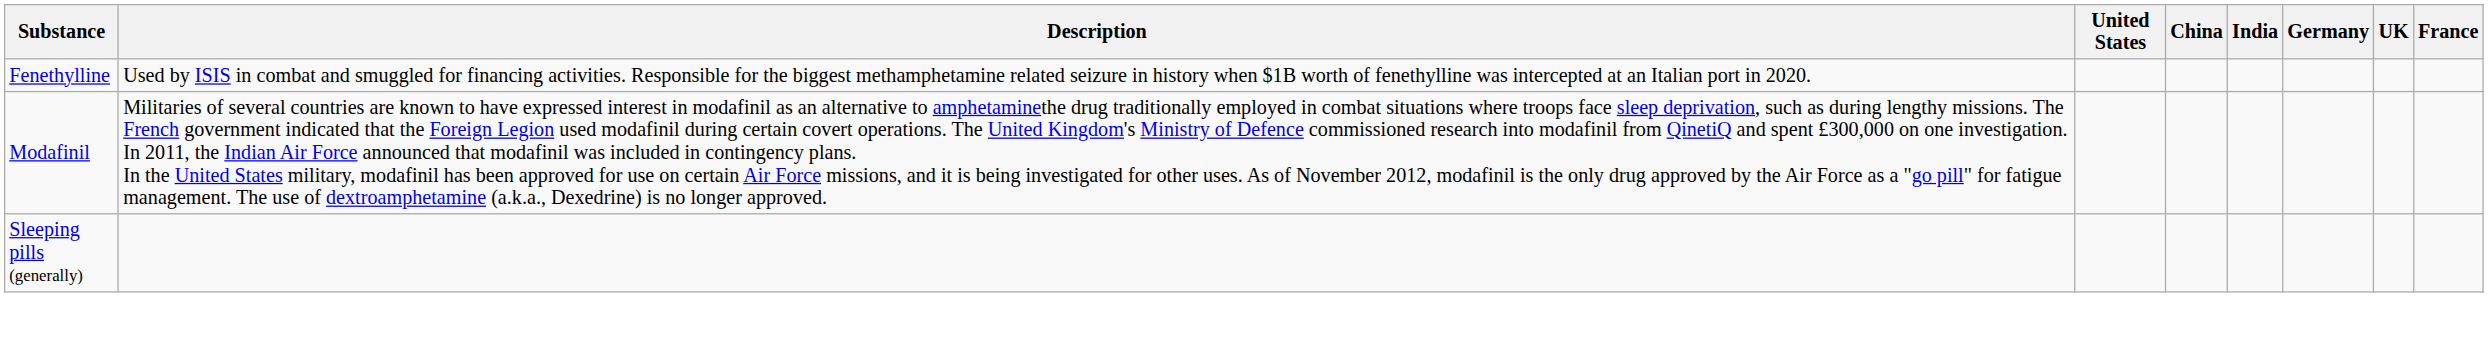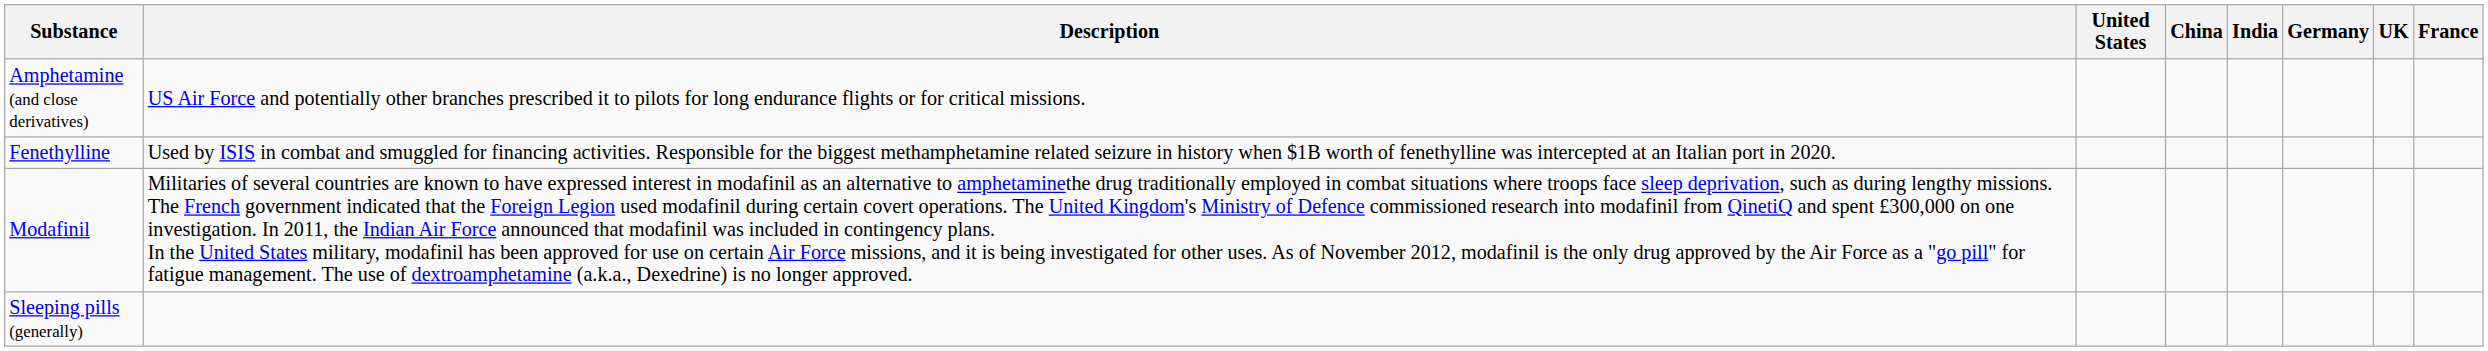+ row: (66, 97)
